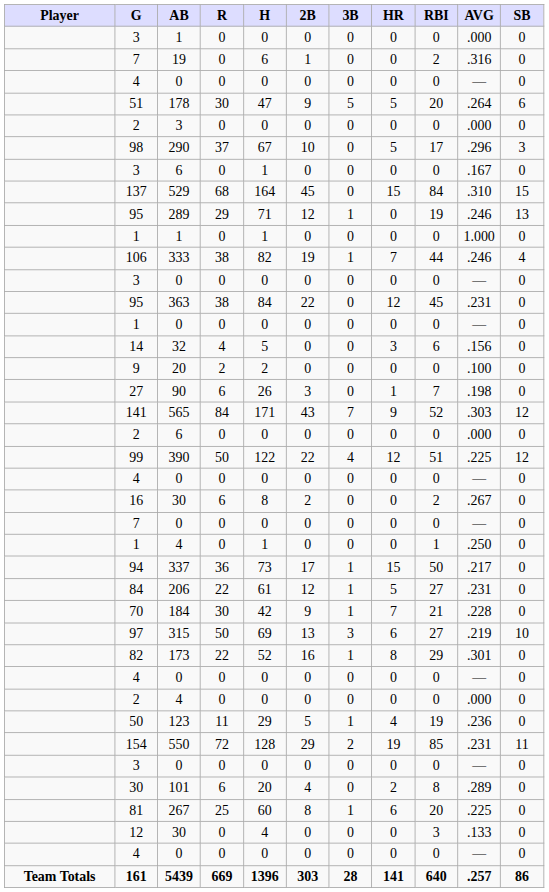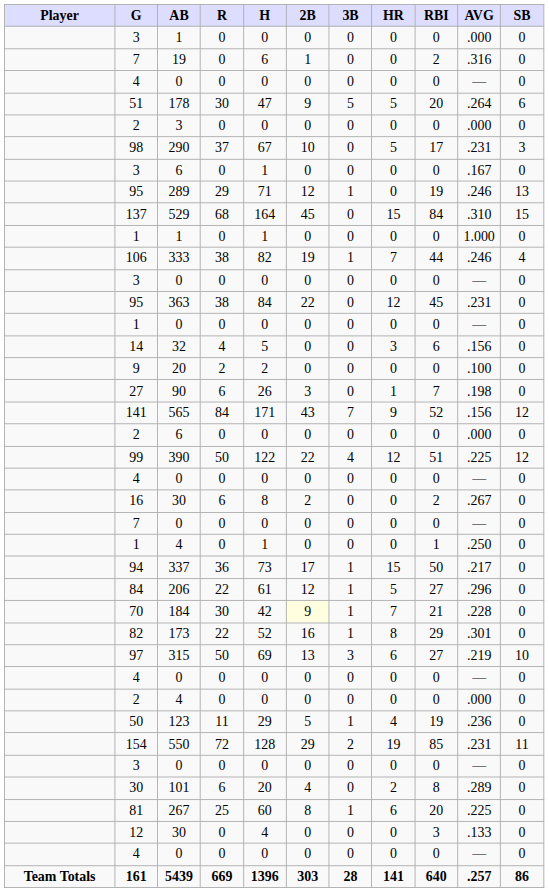(479, 147) .296 -> (479, 147) .231
rows swapped: (136, 214) <-> (136, 192)
(479, 412) .303 -> (479, 412) .156
(479, 589) .231 -> (479, 589) .296
(308, 611) no background -> (308, 611) lightyellow background
rows swapped: (136, 655) <-> (136, 633)
